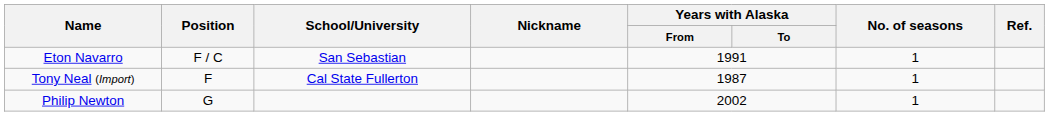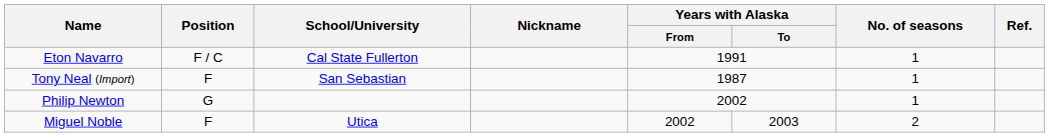(362, 57) San Sebastian -> (362, 57) Cal State Fullerton
(362, 79) Cal State Fullerton -> (362, 79) San Sebastian
+ row: (83, 121)
